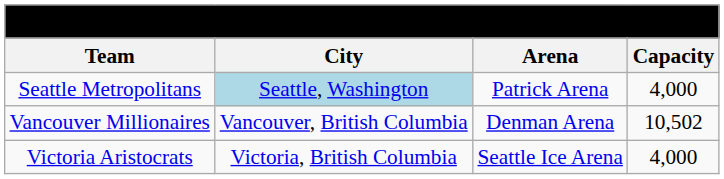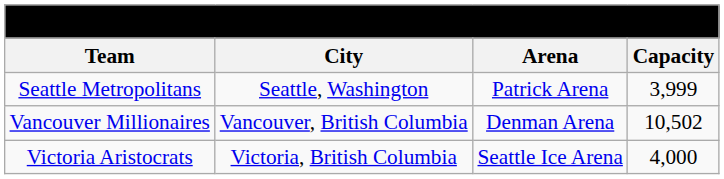(344, 88) lightblue background -> (344, 88) no background
(673, 88) 4,000 -> (673, 88) 3,999
